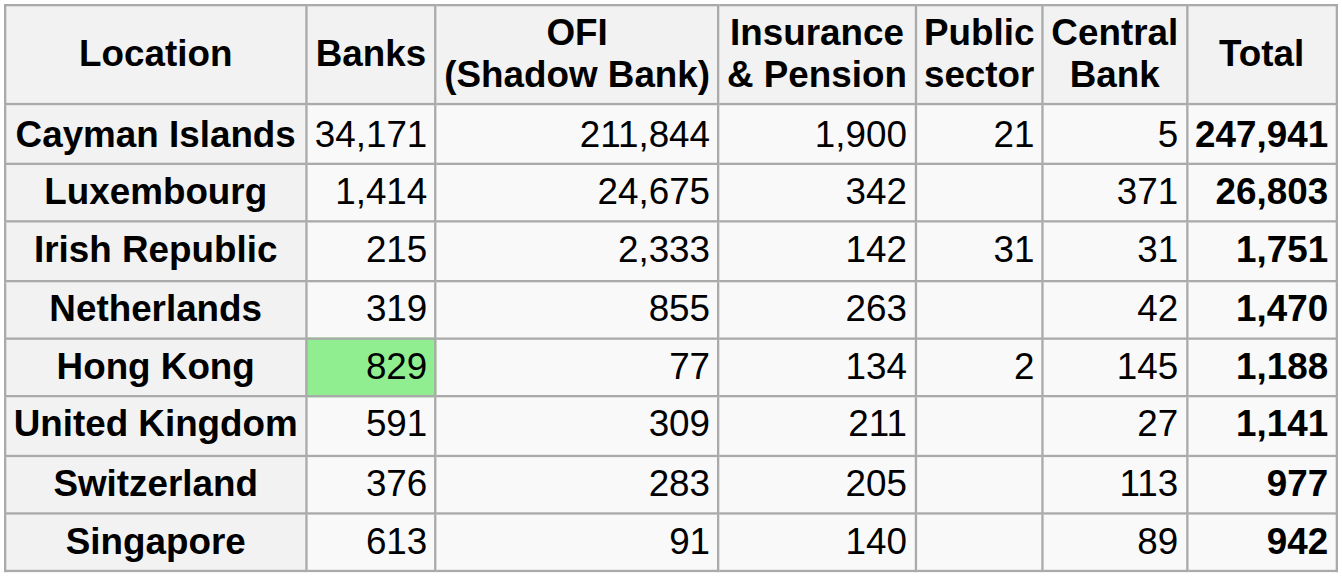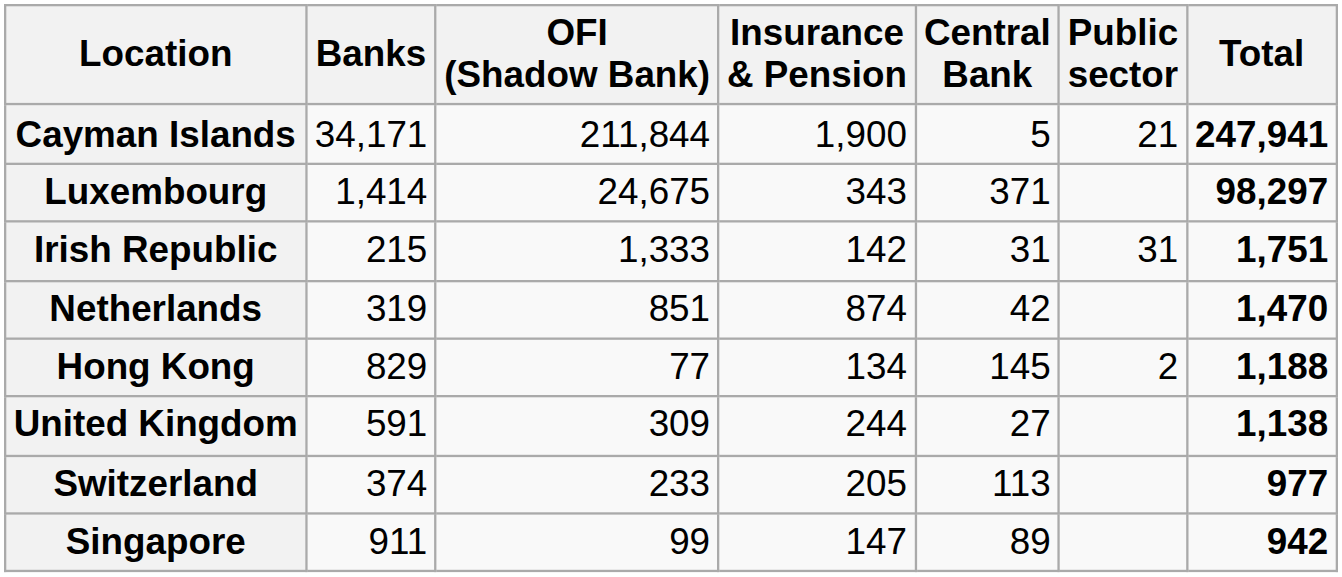columns swapped: (979, 54) <-> (1115, 54)
(876, 191) 342 -> (876, 191) 343
(1272, 191) 26,803 -> (1272, 191) 98,297
(664, 250) 2,333 -> (664, 250) 1,333
(679, 308) 855 -> (679, 308) 851
(876, 308) 263 -> (876, 308) 874
(397, 366) lightgreen background -> (397, 366) no background
(878, 425) 211 -> (876, 425) 244
(1282, 425) 1,141 -> (1282, 425) 1,138
(397, 483) 376 -> (397, 483) 374
(679, 483) 283 -> (679, 483) 233
(397, 541) 613 -> (398, 541) 911
(690, 541) 91 -> (690, 541) 99
(876, 541) 140 -> (876, 541) 147
